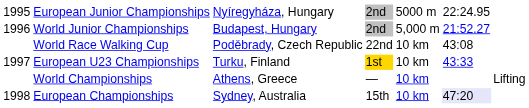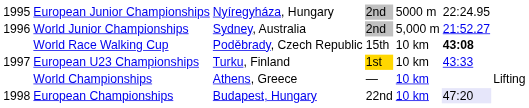(265, 28) Budapest, Hungary -> (259, 28) Sydney, Australia
(379, 45) 22nd -> (378, 45) 15th
(458, 45) normal -> (458, 45) bold
(259, 95) Sydney, Australia -> (265, 95) Budapest, Hungary
(378, 95) 15th -> (379, 95) 22nd
